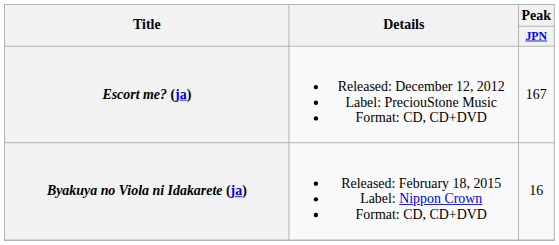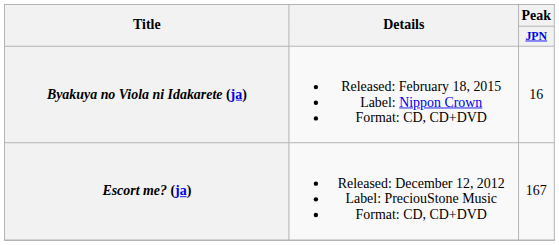rows swapped: (147, 94) <-> (147, 191)
